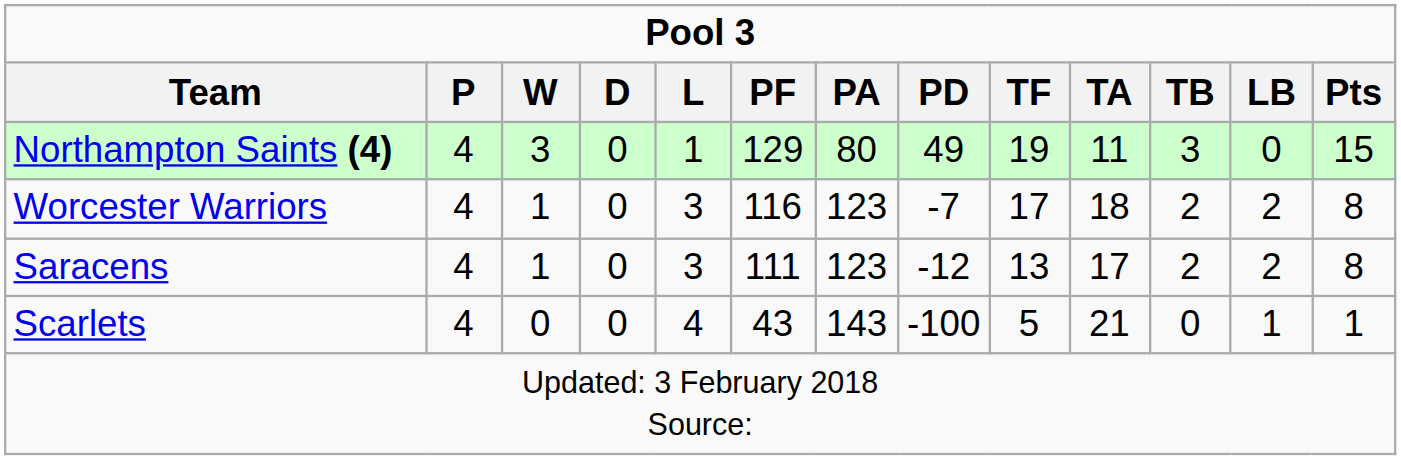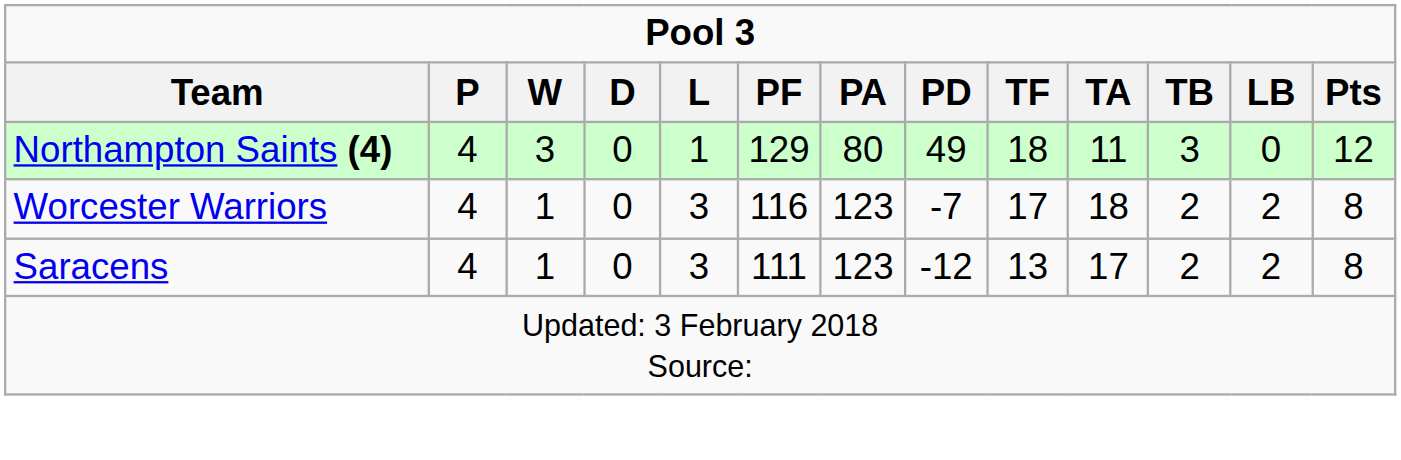(1029, 149) 19 -> (1028, 149) 18
(1354, 149) 15 -> (1353, 149) 12
- row: (80, 324)
